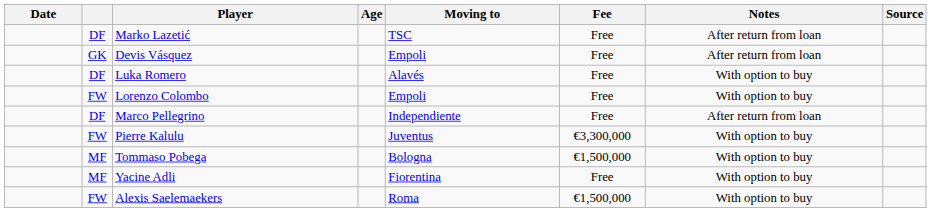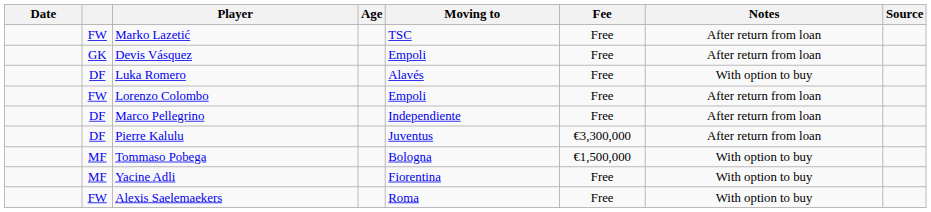(97, 34) DF -> (97, 34) FW
(764, 95) With option to buy -> (764, 95) After return from loan
(97, 136) FW -> (97, 136) DF
(764, 136) With option to buy -> (764, 136) After return from loan
(602, 197) €1,500,000 -> (602, 197) Free
